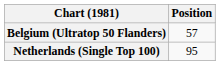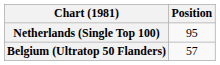rows swapped: (87, 32) <-> (87, 51)
